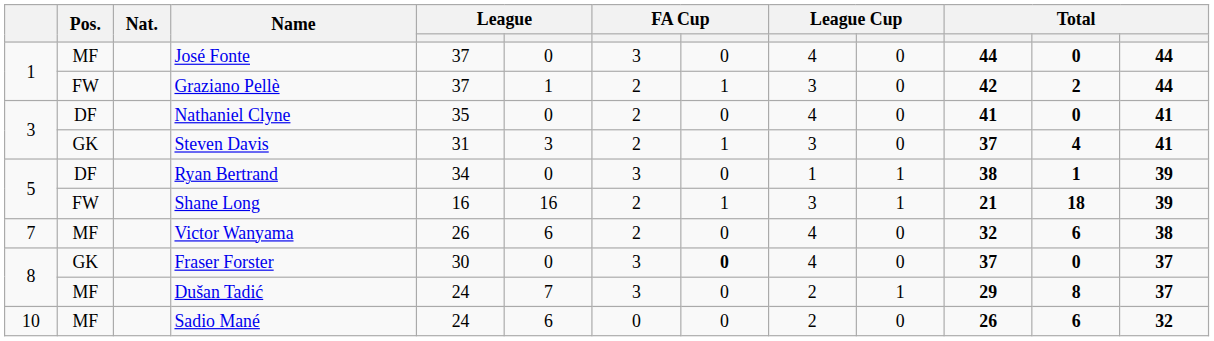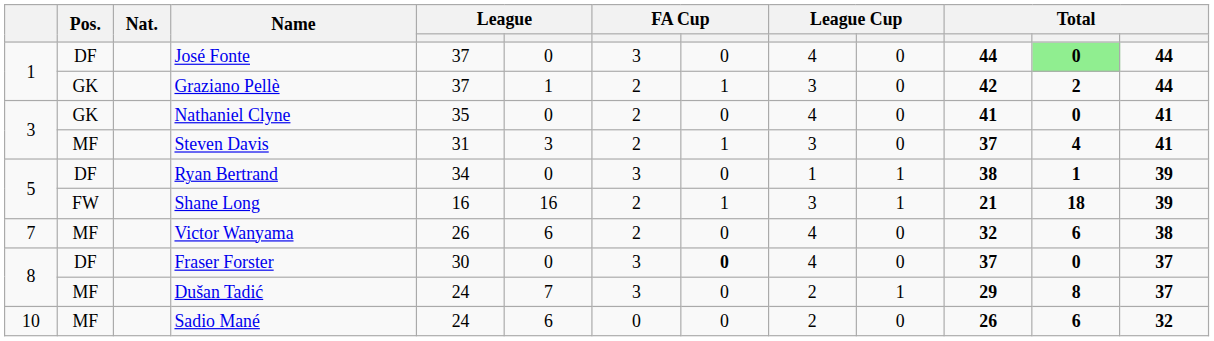(85, 56) MF -> (85, 56) DF
(1076, 56) no background -> (1076, 56) lightgreen background
(85, 86) FW -> (85, 86) GK
(85, 115) DF -> (85, 115) GK
(85, 144) GK -> (85, 144) MF
(85, 262) GK -> (85, 262) DF
